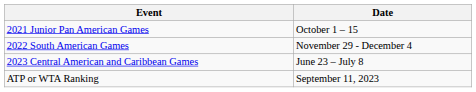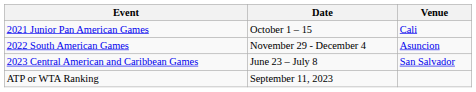+ column: (435, 12)
